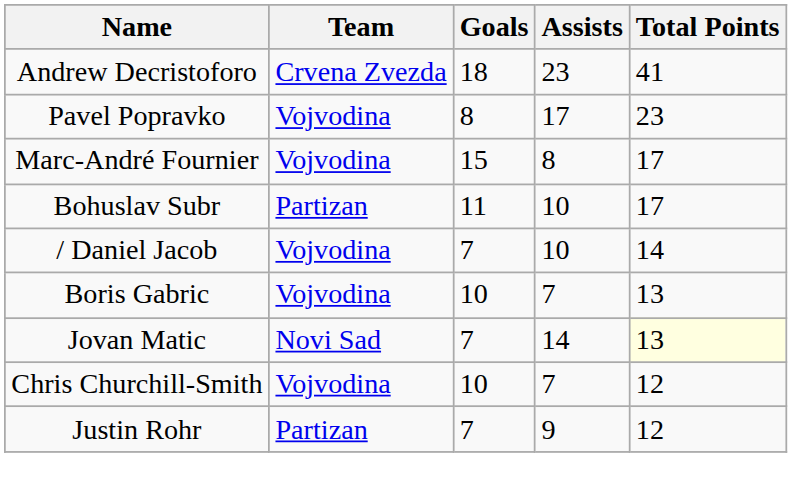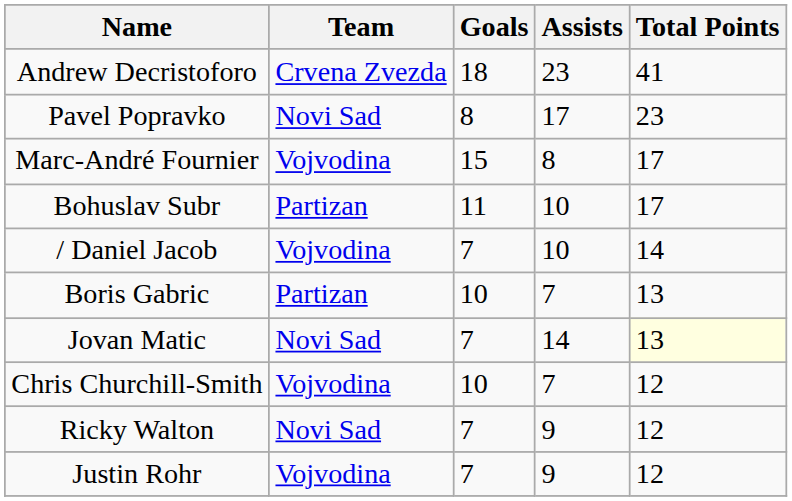(333, 116) Vojvodina -> (328, 116) Novi Sad
(333, 294) Vojvodina -> (322, 294) Partizan
+ row: (137, 428)
(322, 428) Partizan -> (333, 473) Vojvodina
